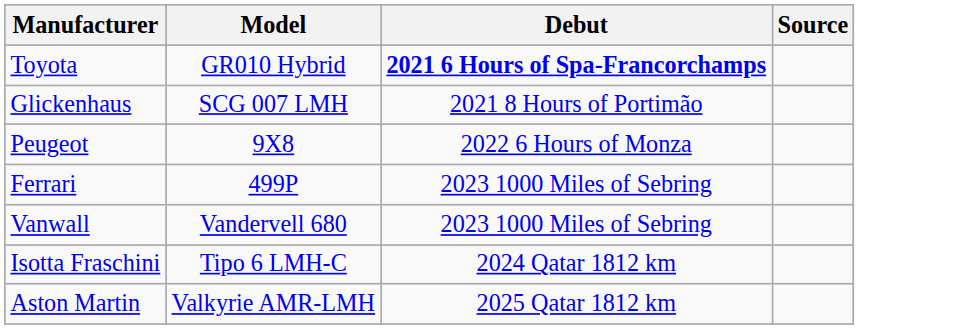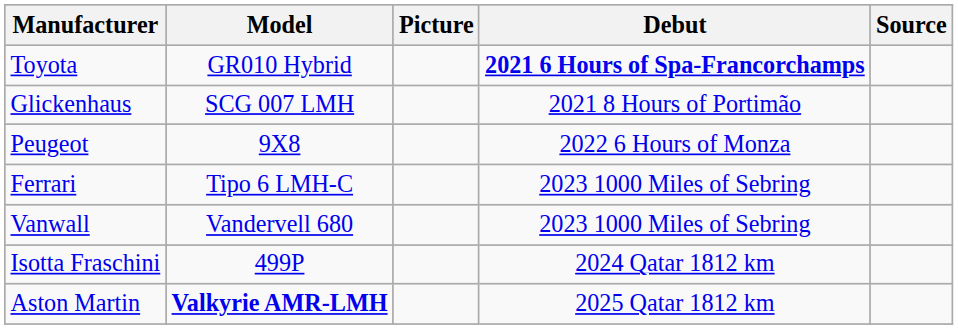+ column: (436, 24)
(273, 184) 499P -> (280, 184) Tipo 6 LMH-C
(273, 264) Tipo 6 LMH-C -> (280, 264) 499P
(273, 304) normal -> (280, 304) bold
